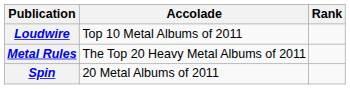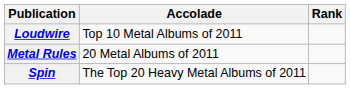(194, 53) The Top 20 Heavy Metal Albums of 2011 -> (151, 53) 20 Metal Albums of 2011
(151, 73) 20 Metal Albums of 2011 -> (194, 73) The Top 20 Heavy Metal Albums of 2011
